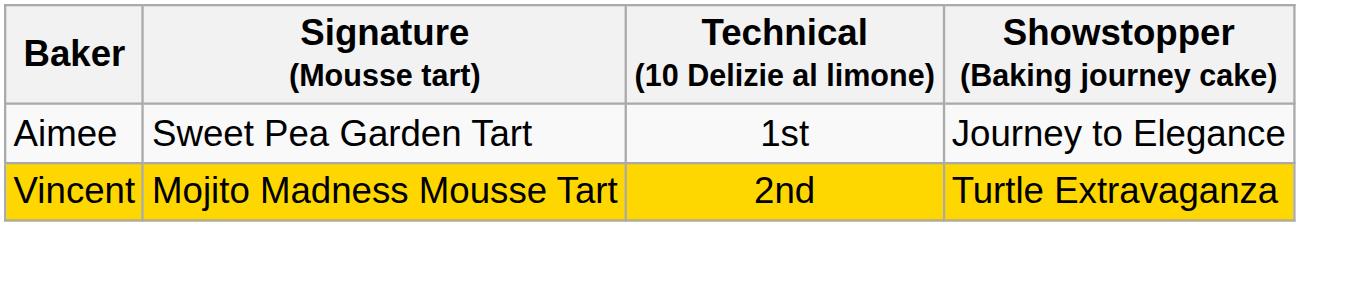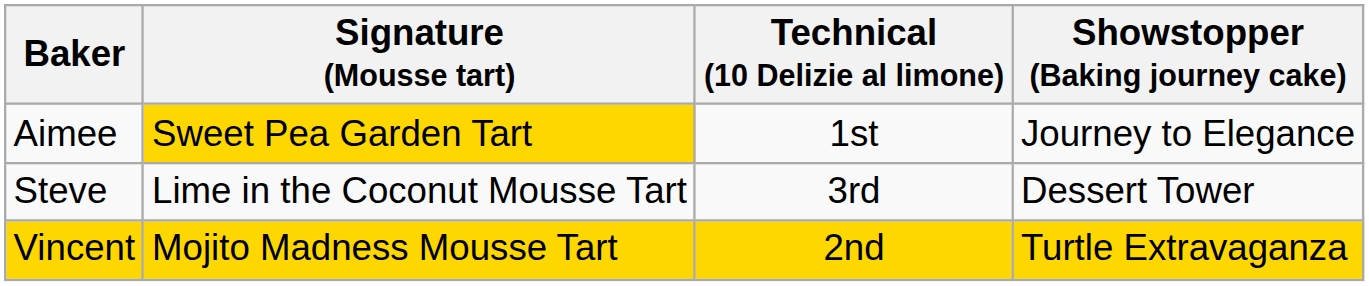(342, 132) no background -> (342, 132) gold background
+ row: (60, 190)
